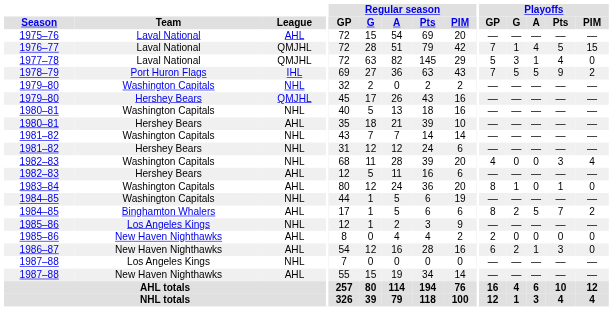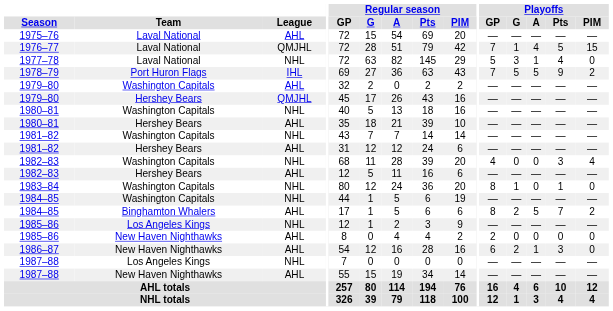(294, 60) QMJHL -> (294, 60) NHL
(294, 86) NHL -> (294, 86) AHL
(294, 149) NHL -> (294, 149) AHL
(294, 186) AHL -> (294, 186) NHL
